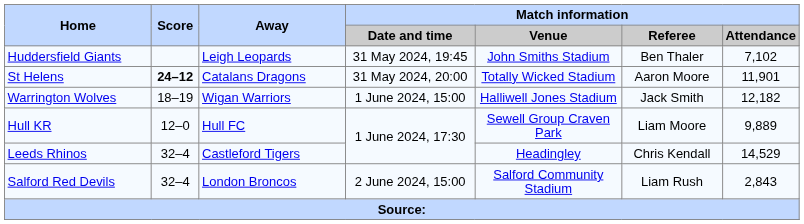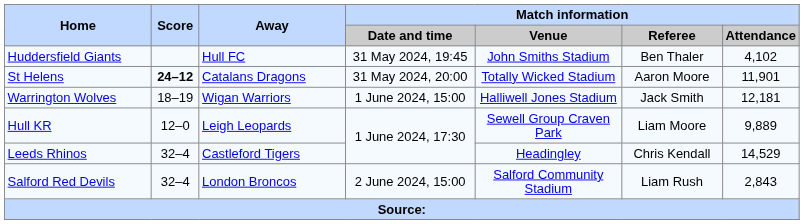(247, 56) Leigh Leopards -> (224, 56) Hull FC
(761, 56) 7,102 -> (761, 56) 4,102
(761, 98) 12,182 -> (761, 98) 12,181
(224, 125) Hull FC -> (247, 125) Leigh Leopards
